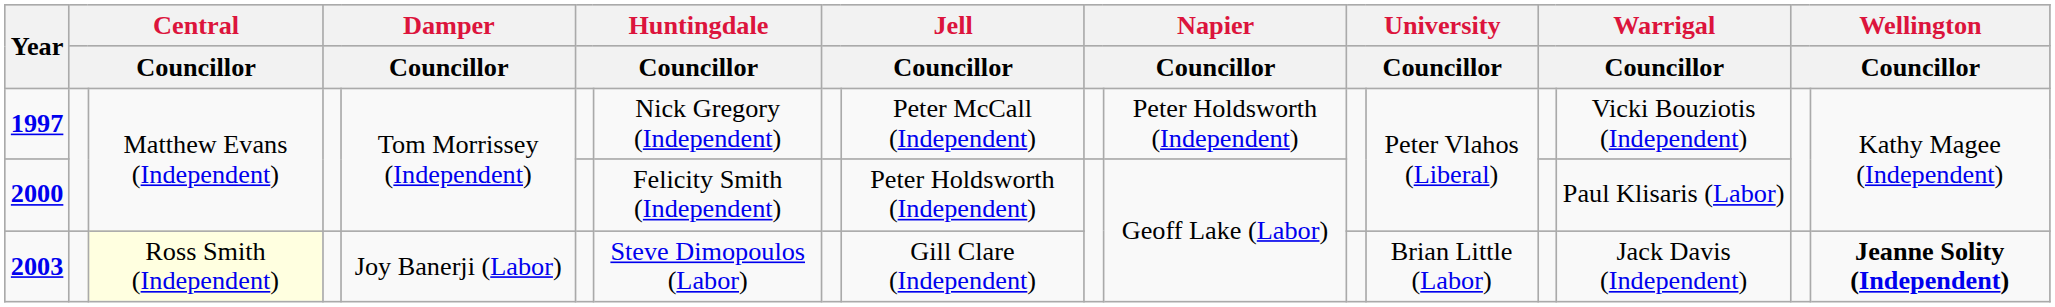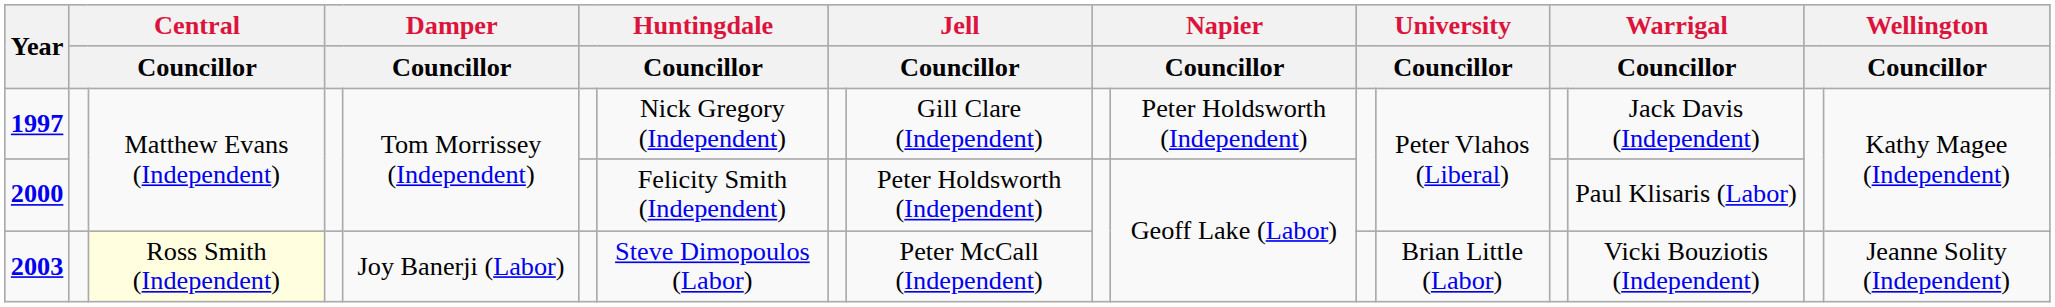(962, 123) Peter McCall (Independent) -> (969, 123) Gill Clare (Independent)
(1674, 123) Vicki Bouziotis (Independent) -> (1686, 123) Jack Davis (Independent)
(962, 265) Gill Clare (Independent) -> (969, 265) Peter McCall (Independent)
(1674, 265) Jack Davis (Independent) -> (1686, 265) Vicki Bouziotis (Independent)
(1930, 265) bold -> (1936, 265) normal
